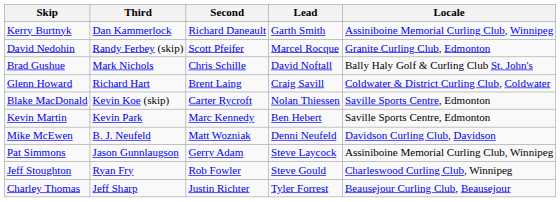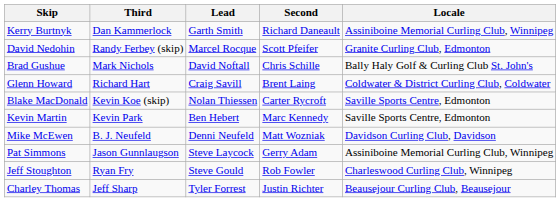columns swapped: (227, 13) <-> (305, 13)
